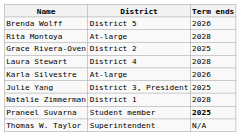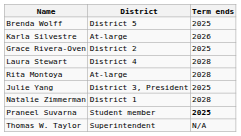(201, 23) 2026 -> (201, 23) 2025
rows swapped: (41, 74) <-> (34, 36)
